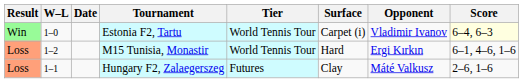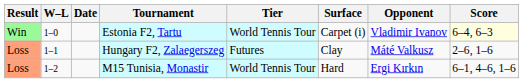rows swapped: (163, 68) <-> (155, 50)
